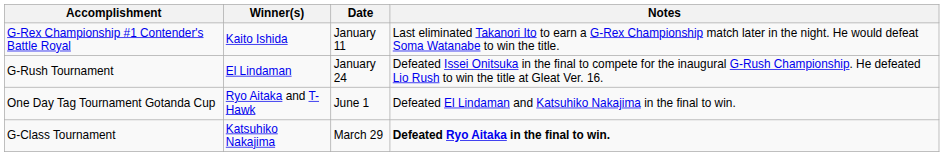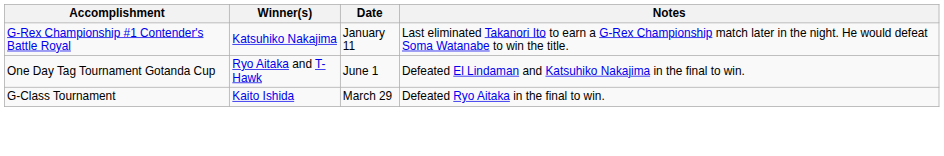(257, 39) Kaito Ishida -> (285, 39) Katsuhiko Nakajima
- row: (60, 71)
(252, 135) Katsuhiko Nakajima -> (263, 96) Kaito Ishida
(501, 135) bold -> (503, 96) normal
